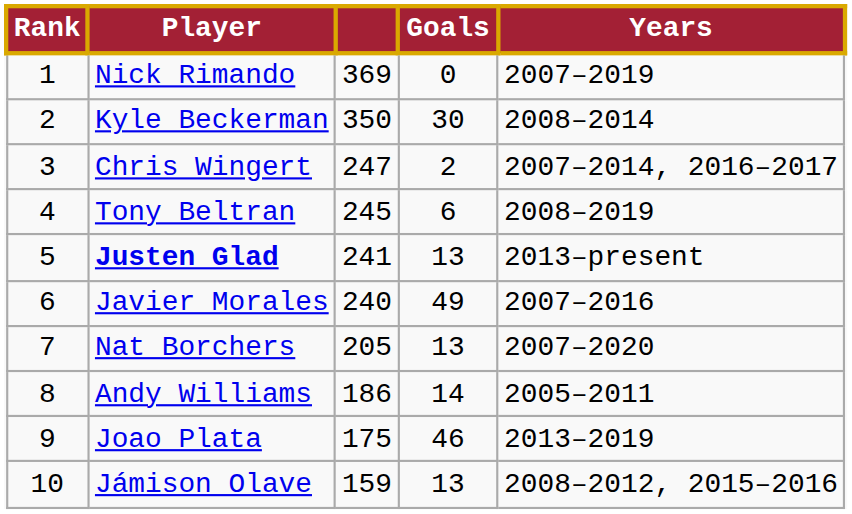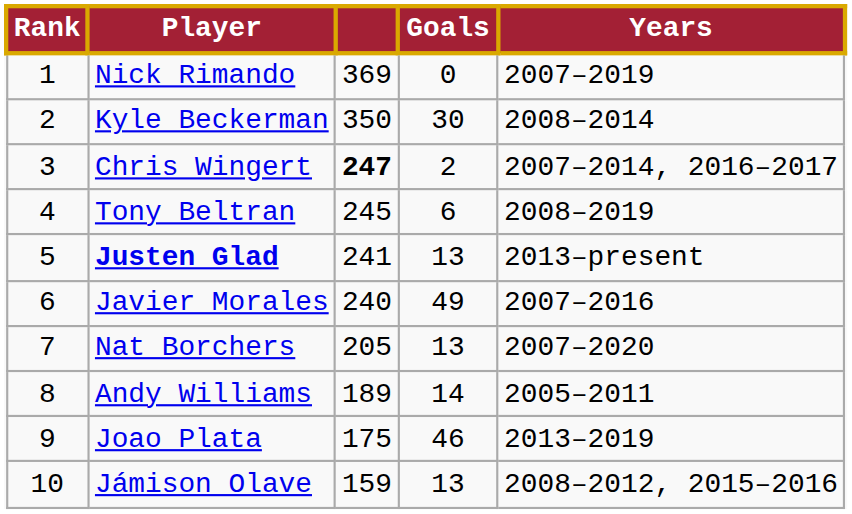(367, 167) normal -> (367, 167) bold
(367, 394) 186 -> (367, 394) 189
